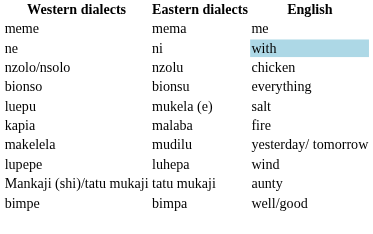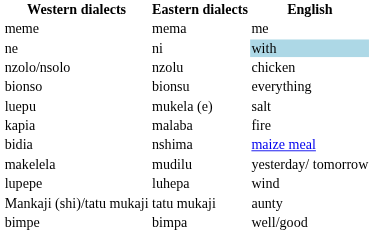+ row: (19, 145)
